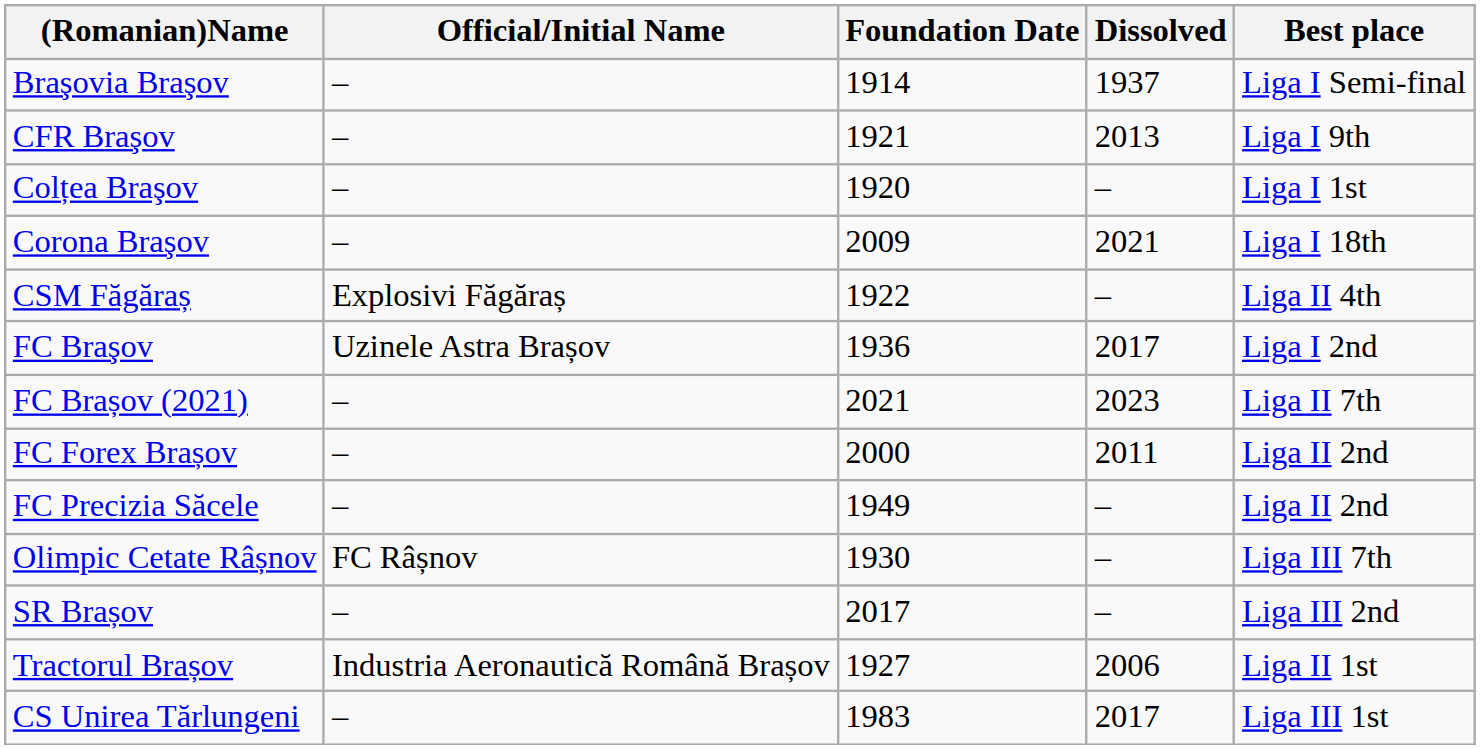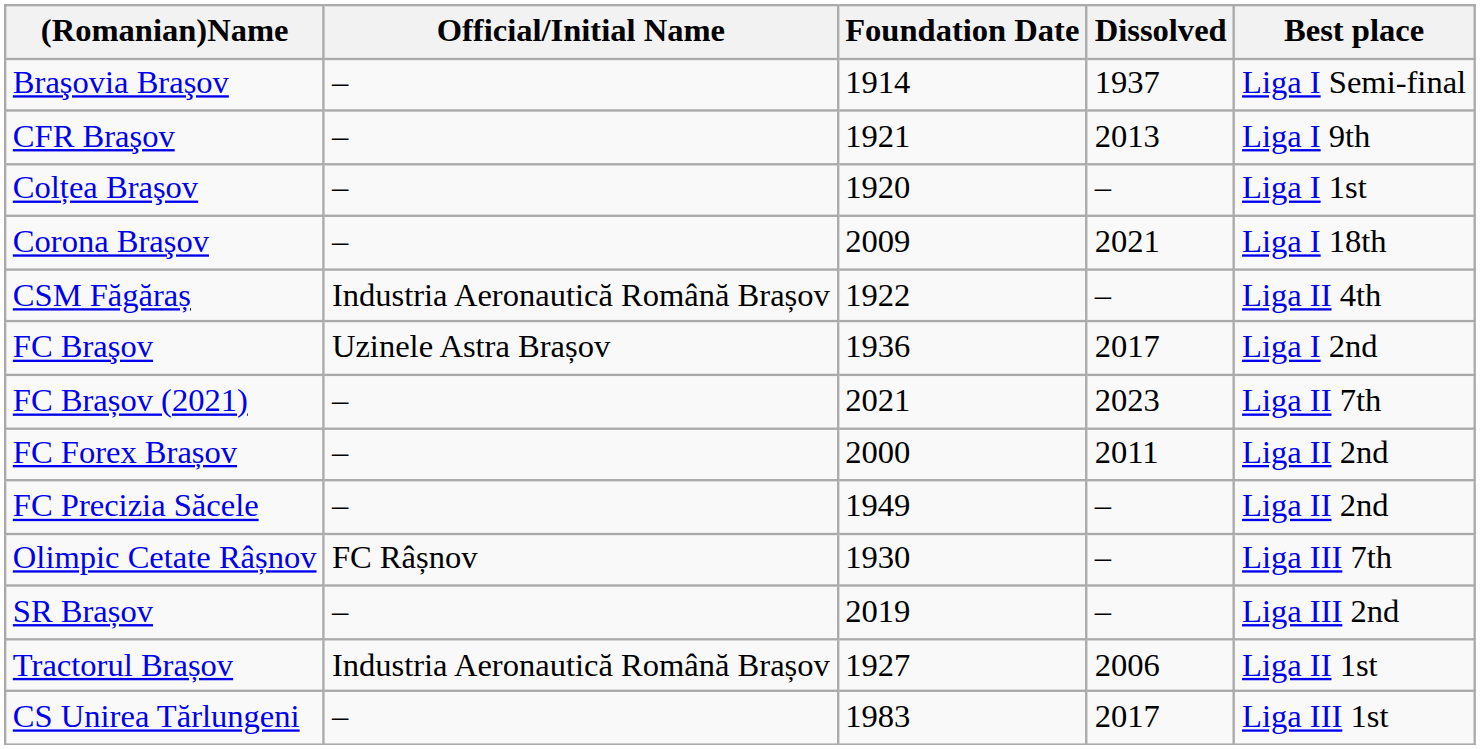(449, 294) Explosivi Făgăraș -> (581, 294) Industria Aeronautică Română Brașov
(878, 611) 2017 -> (878, 611) 2019
